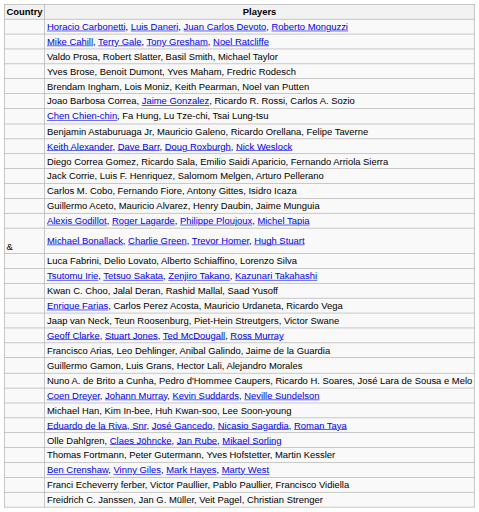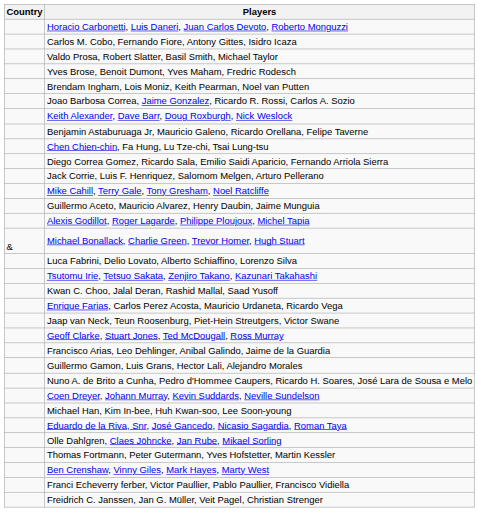rows swapped: (158, 42) <-> (172, 191)
rows swapped: (170, 146) <-> (158, 116)
